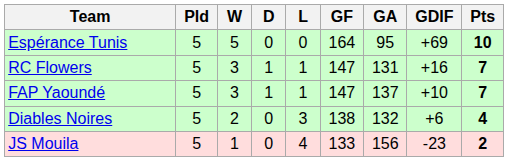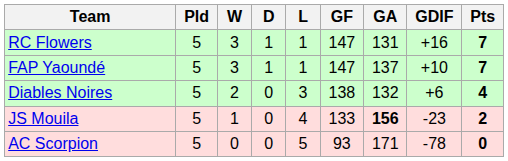- row: (68, 42)
(385, 144) normal -> (385, 118) bold
+ row: (53, 144)
